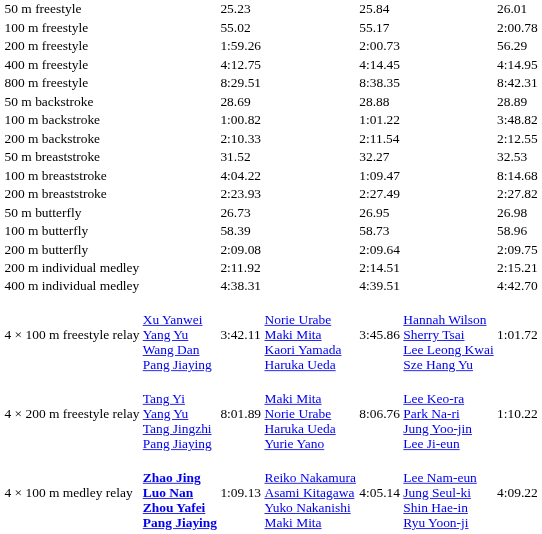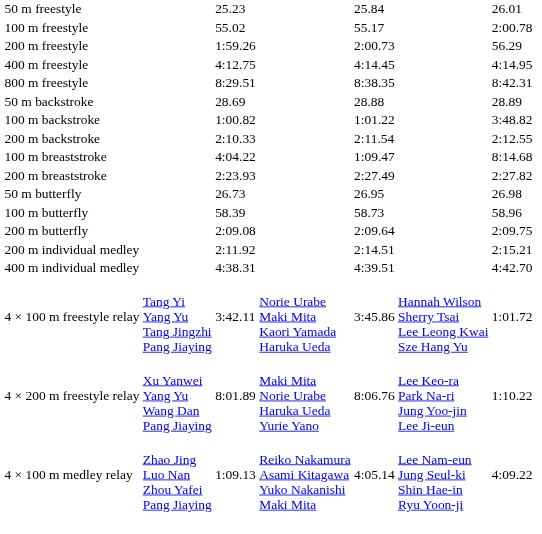- row: (52, 156)
(177, 342) Xu Yanwei Yang Yu Wang Dan Pang Jiaying -> (177, 324) Tang Yi Yang Yu Tang Jingzhi Pang Jiaying
(177, 421) Tang Yi Yang Yu Tang Jingzhi Pang Jiaying -> (177, 403) Xu Yanwei Yang Yu Wang Dan Pang Jiaying
(180, 500) bold -> (177, 482) normal
